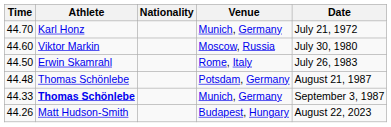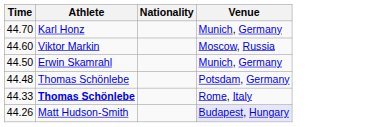- column: (339, 12)
(225, 63) Rome, Italy -> (240, 63) Munich, Germany
(240, 96) Munich, Germany -> (225, 96) Rome, Italy
(244, 113) no background -> (244, 113) lavender background
